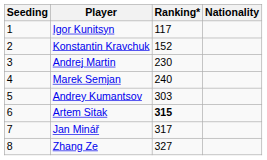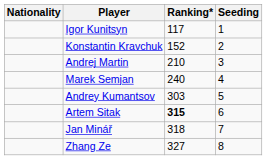columns swapped: (232, 12) <-> (27, 12)
(163, 63) 230 -> (176, 63) 210
(163, 130) 317 -> (176, 130) 318
